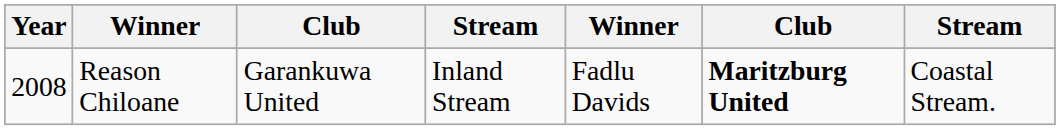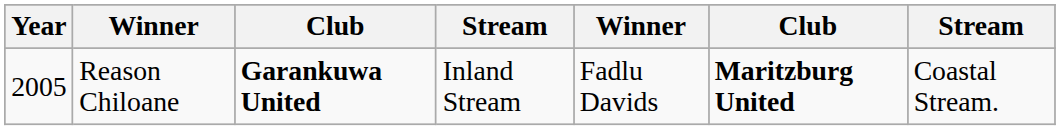(39, 85) 2008 -> (39, 85) 2005
(308, 85) normal -> (311, 85) bold
